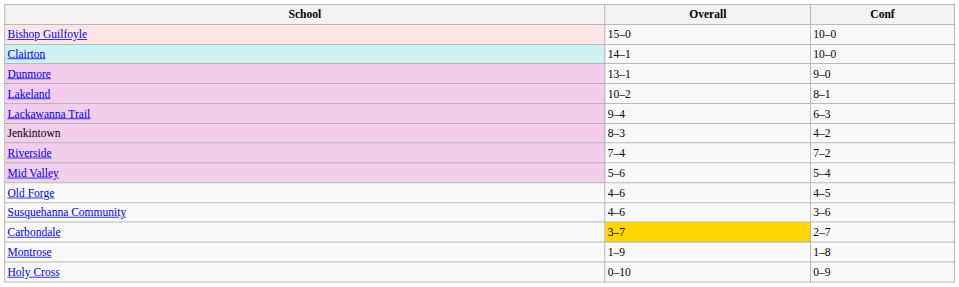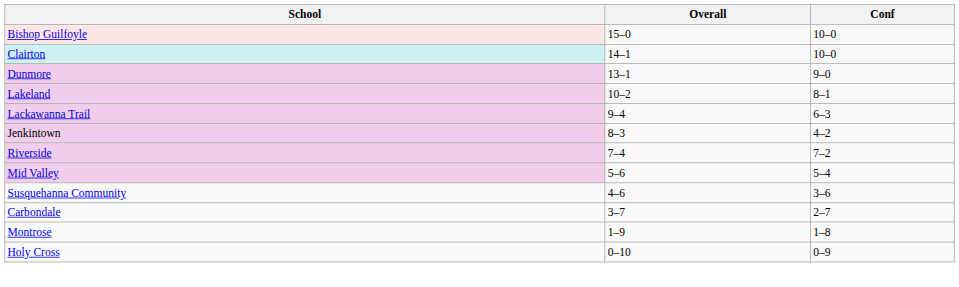- row: (31, 193)
(616, 232) gold background -> (616, 212) no background
